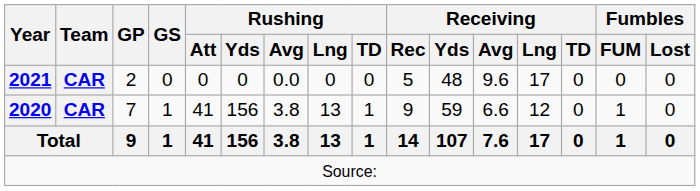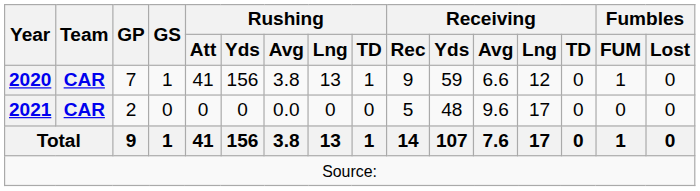rows swapped: (30, 110) <-> (30, 79)
